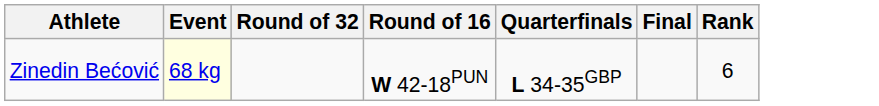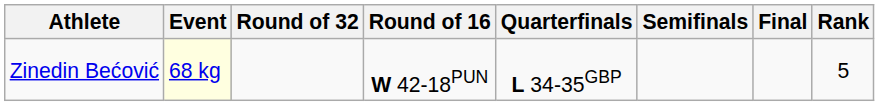+ column: (695, 22)
(728, 70) 6 -> (843, 70) 5
